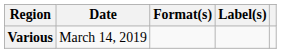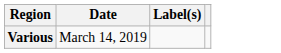- column: (183, 15)
